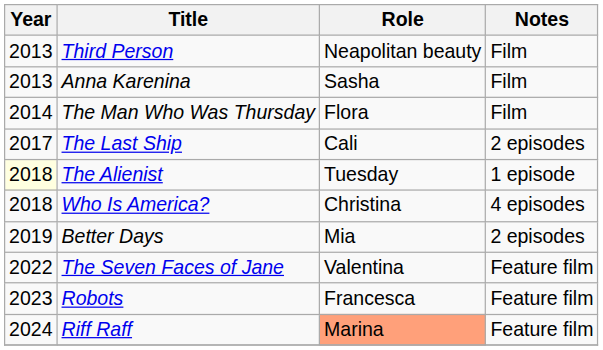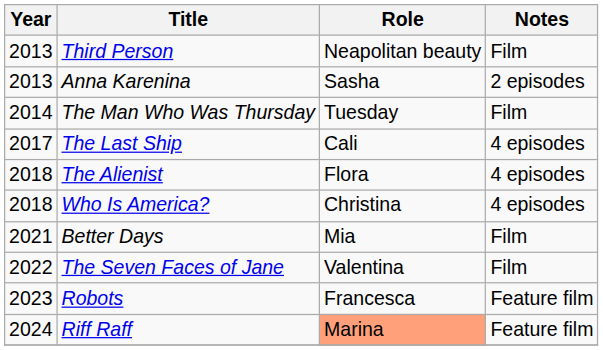(509, 81) Film -> (538, 81) 2 episodes
(346, 112) Flora -> (361, 112) Tuesday
(538, 143) 2 episodes -> (538, 143) 4 episodes
(31, 174) lightyellow background -> (31, 174) no background
(361, 174) Tuesday -> (346, 174) Flora
(533, 174) 1 episode -> (538, 174) 4 episodes
(31, 236) 2019 -> (31, 236) 2021
(538, 236) 2 episodes -> (509, 236) Film
(542, 267) Feature film -> (509, 267) Film
